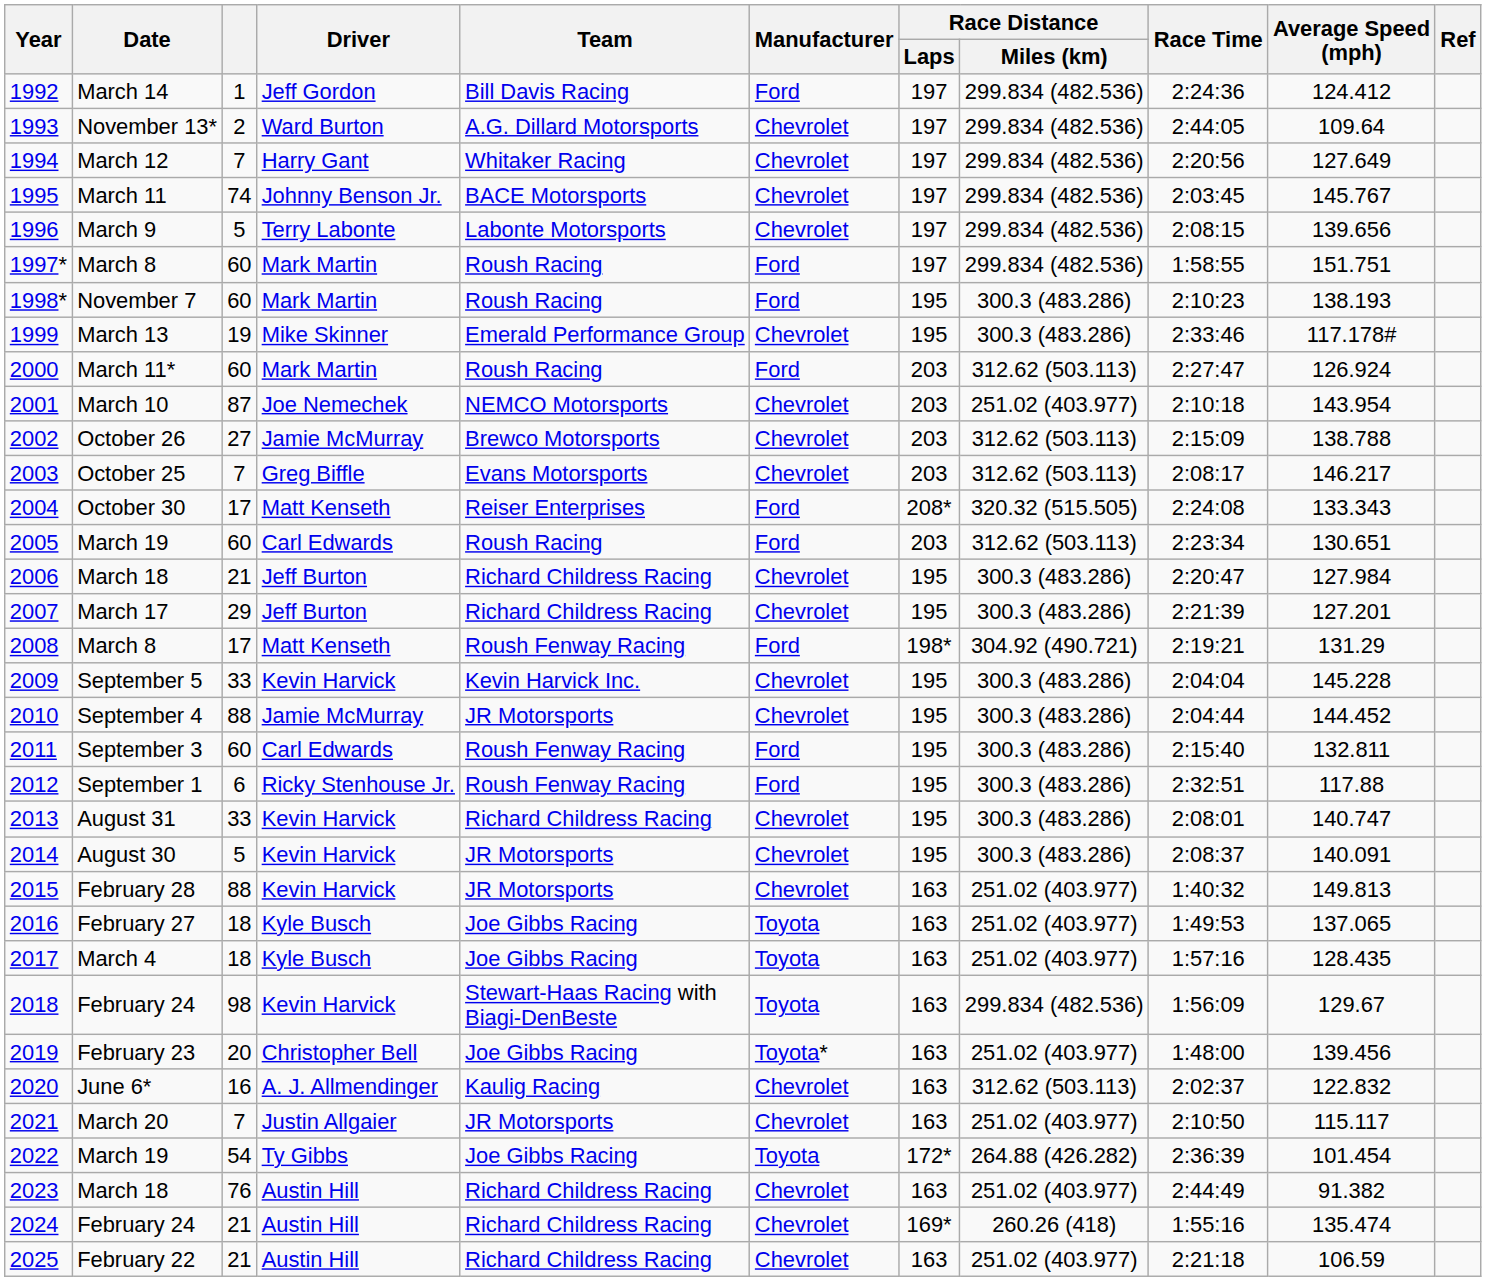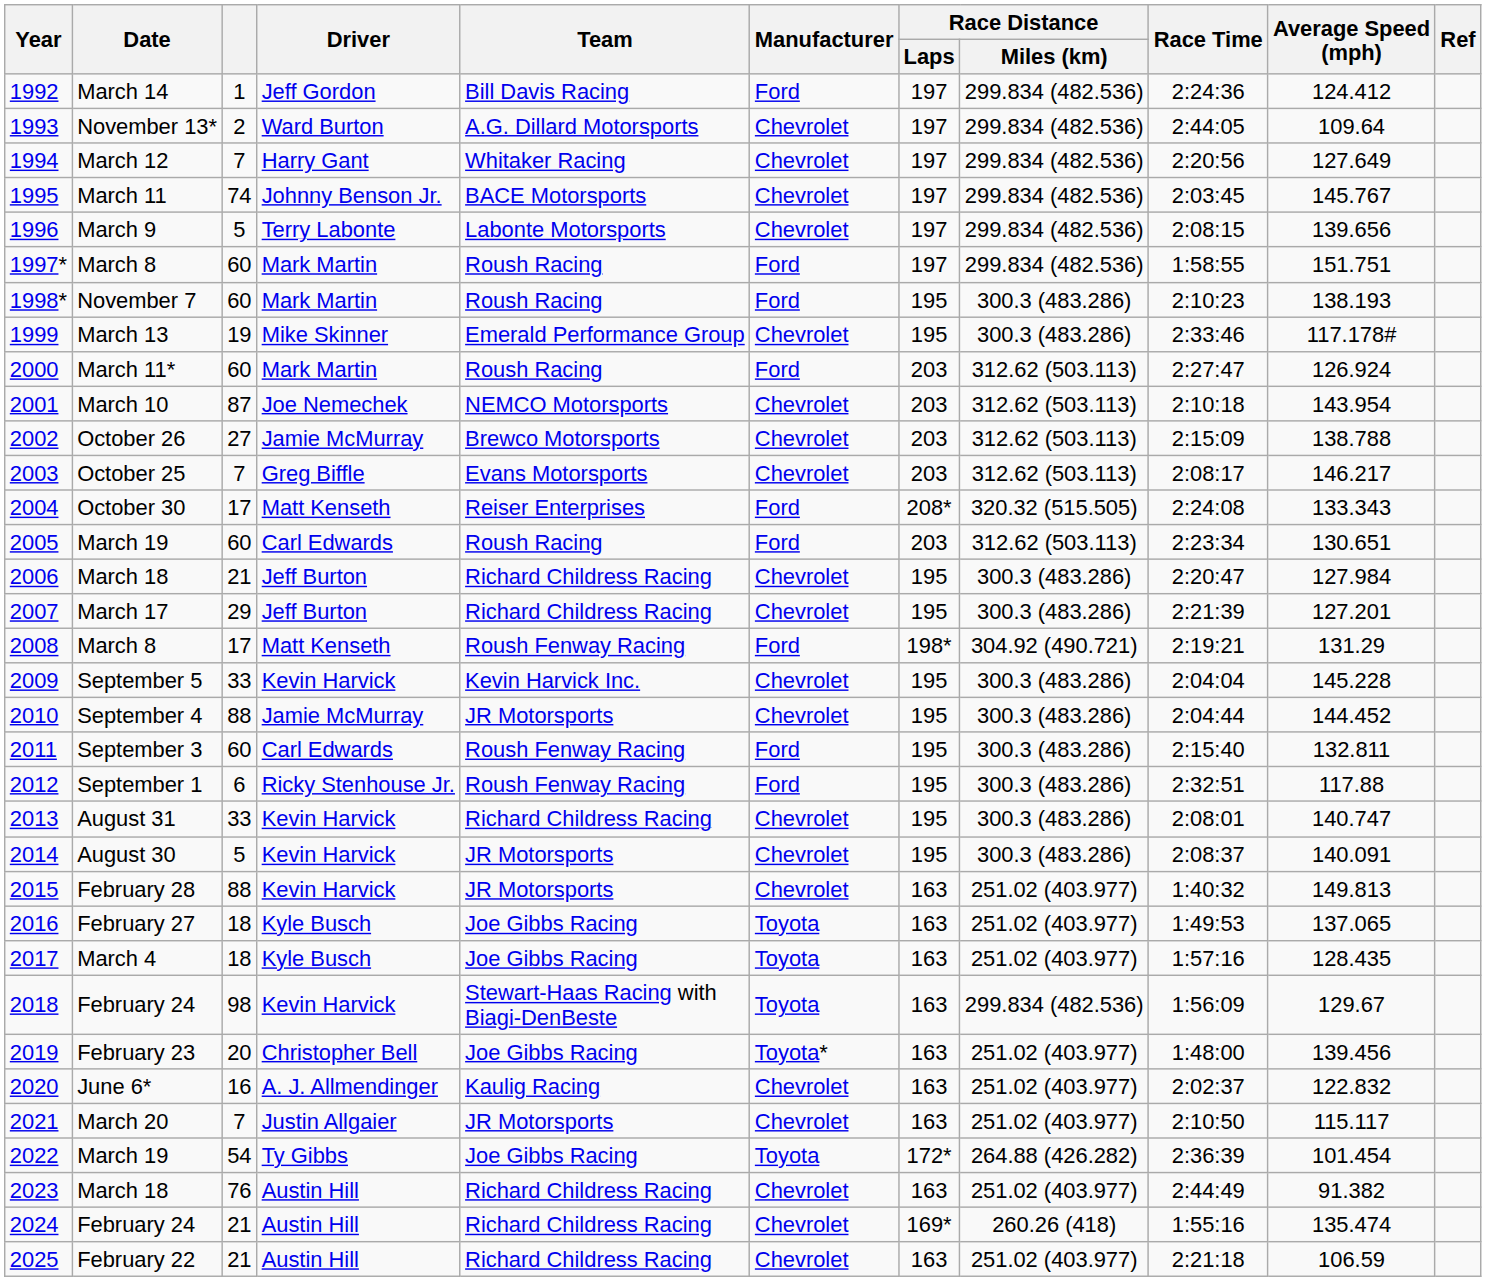(1054, 403) 251.02 (403.977) -> (1054, 403) 312.62 (503.113)
(1054, 1086) 312.62 (503.113) -> (1054, 1086) 251.02 (403.977)
